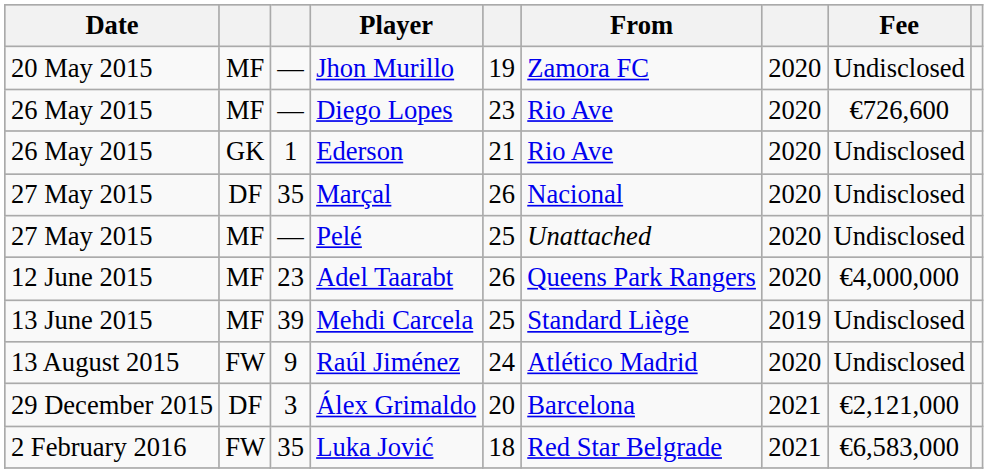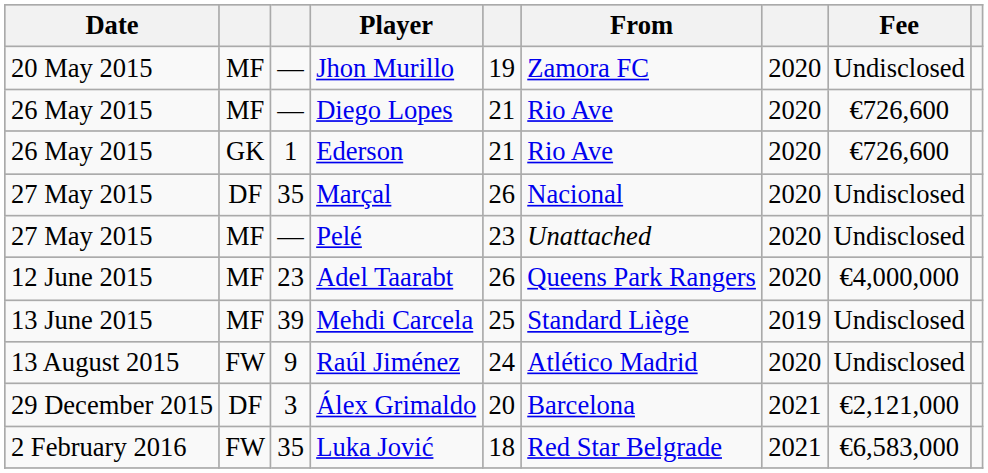(502, 109) 23 -> (502, 109) 21
(899, 151) Undisclosed -> (899, 151) €726,600
(502, 236) 25 -> (502, 236) 23
